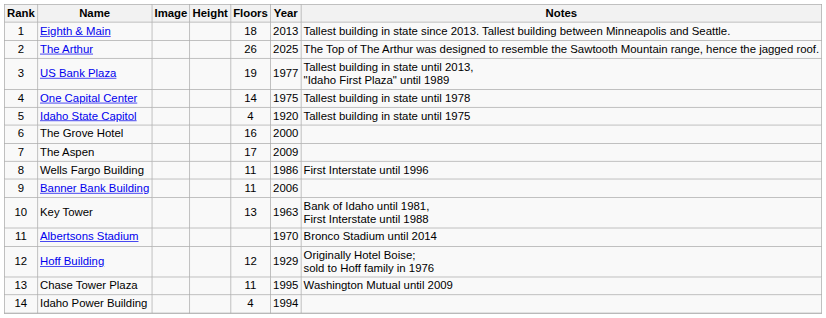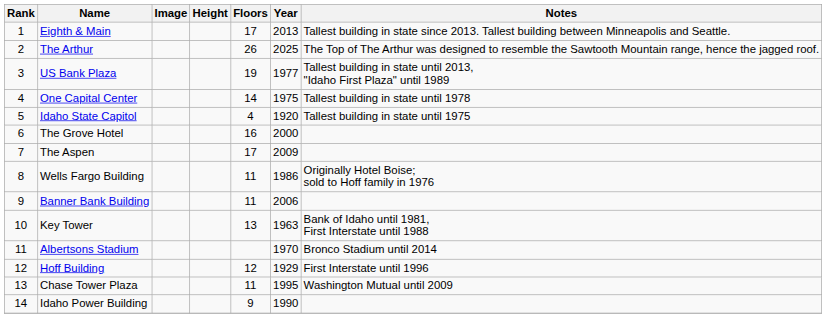(250, 31) 18 -> (250, 31) 17
(366, 170) First Interstate until 1996 -> (369, 176) Originally Hotel Boise; sold to Hoff family in 1976
(369, 261) Originally Hotel Boise; sold to Hoff family in 1976 -> (366, 268) First Interstate until 1996
(250, 304) 4 -> (250, 304) 9
(286, 304) 1994 -> (286, 304) 1990
